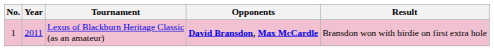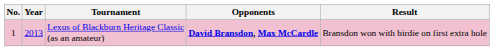(34, 33) 2011 -> (34, 33) 2013
